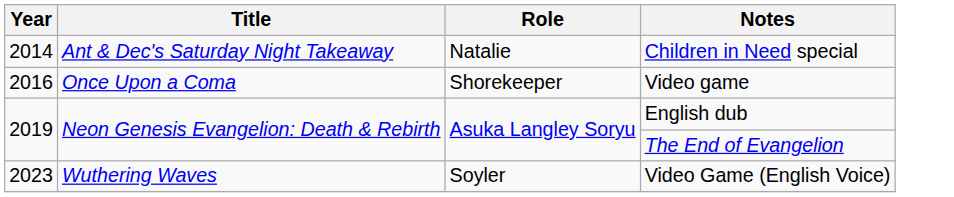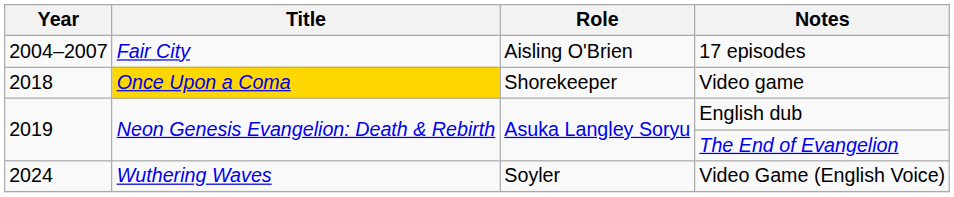+ row: (752, 51)
- row: (751, 51)
(31, 82) 2016 -> (31, 82) 2018
(149, 82) no background -> (204, 82) gold background
(31, 176) 2023 -> (31, 176) 2024
